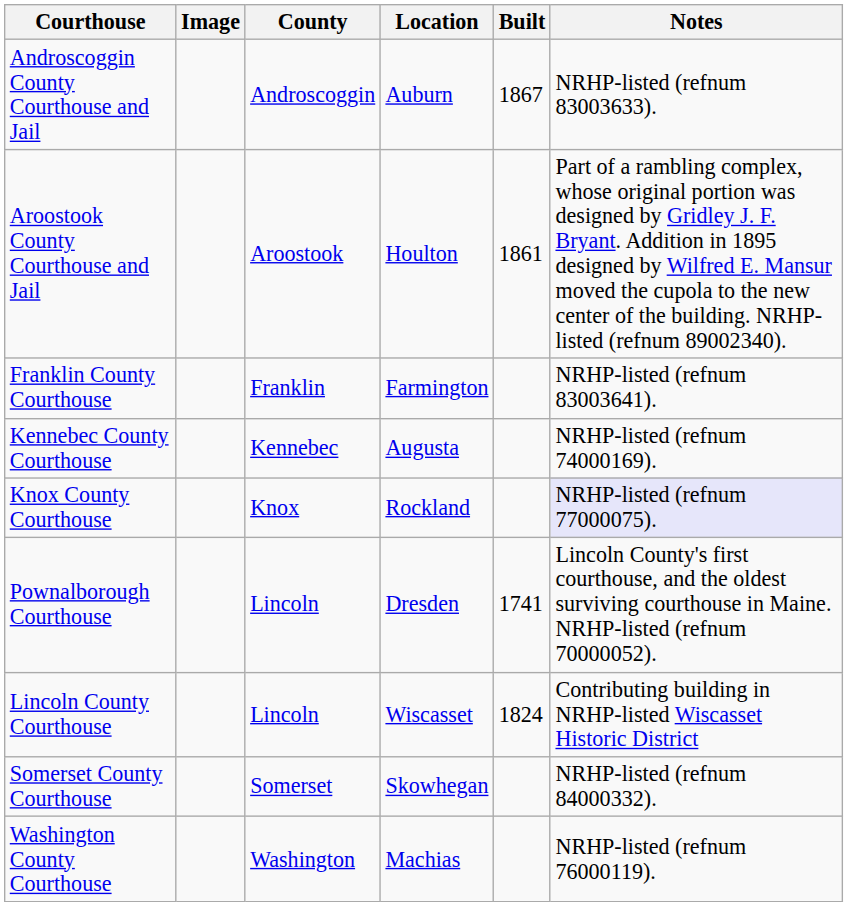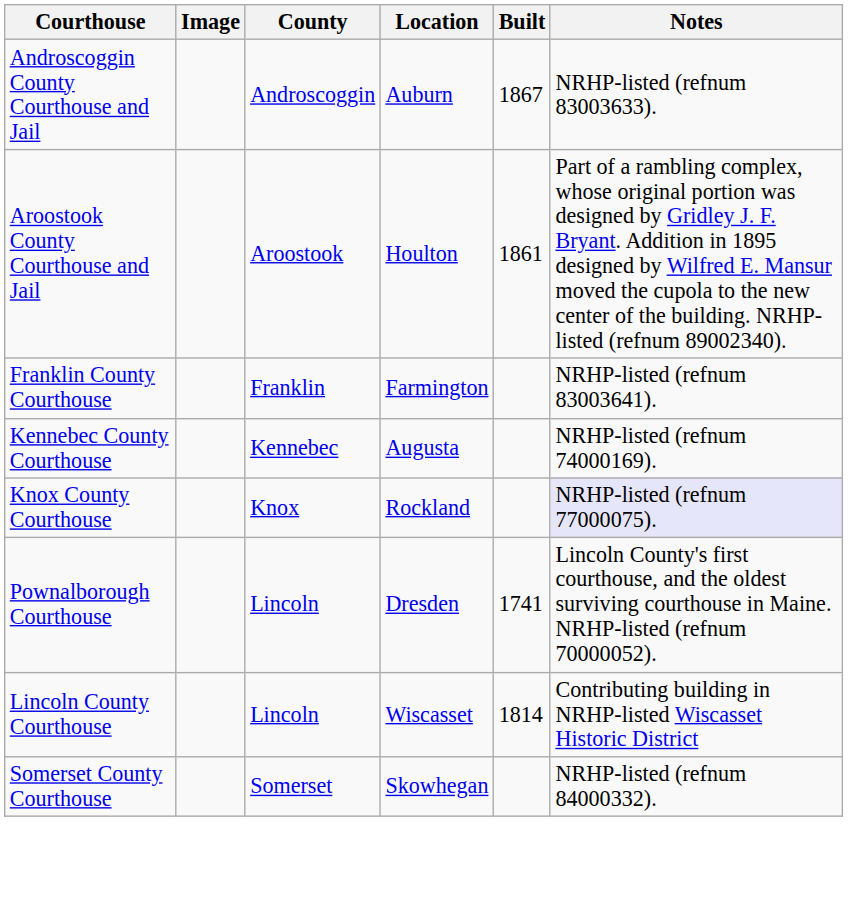(521, 714) 1824 -> (521, 714) 1814
- row: (62, 858)
